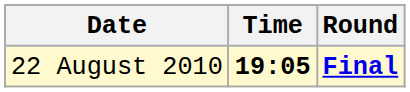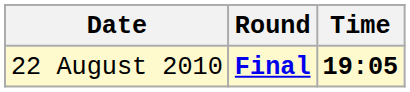columns swapped: (273, 26) <-> (360, 26)
